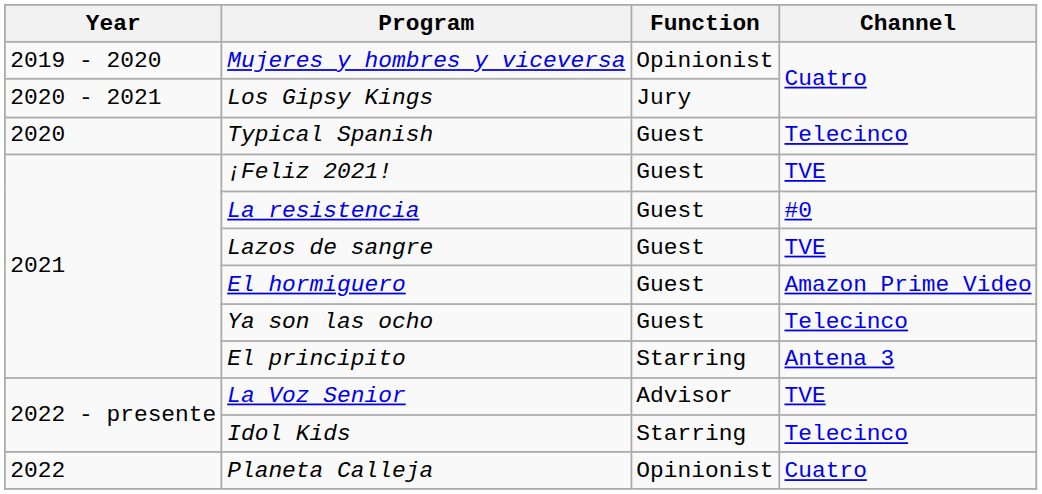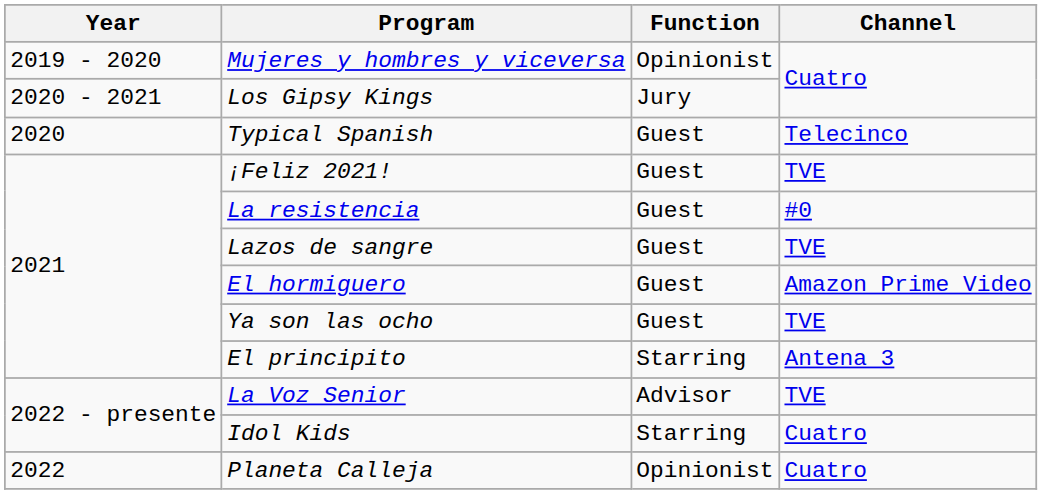(846, 322) Telecinco -> (805, 322) TVE
(846, 434) Telecinco -> (826, 434) Cuatro
